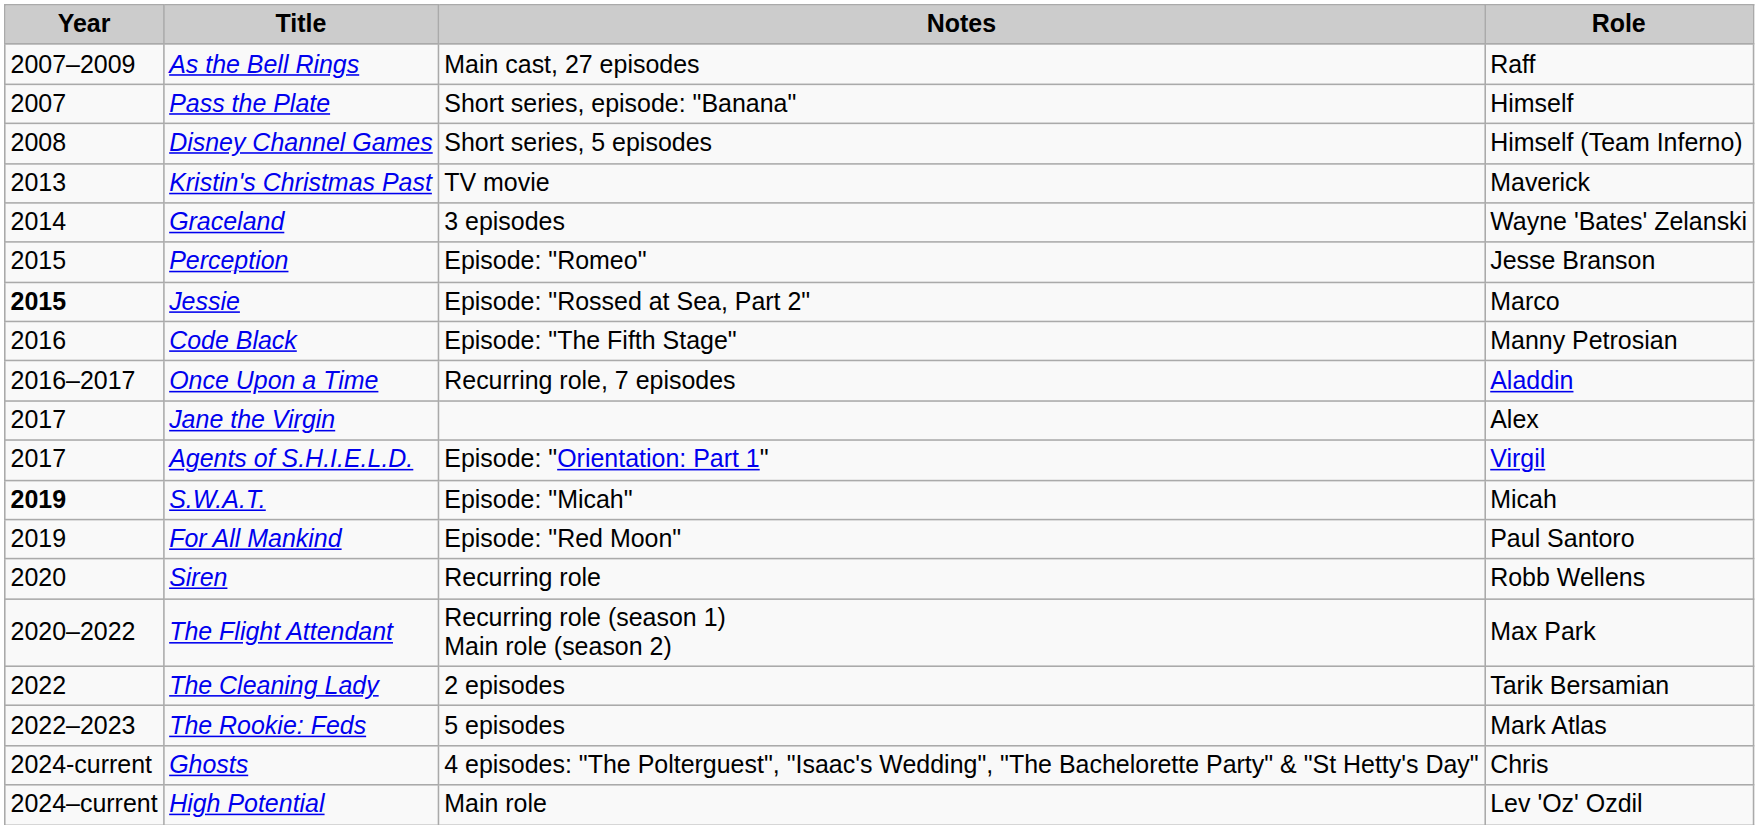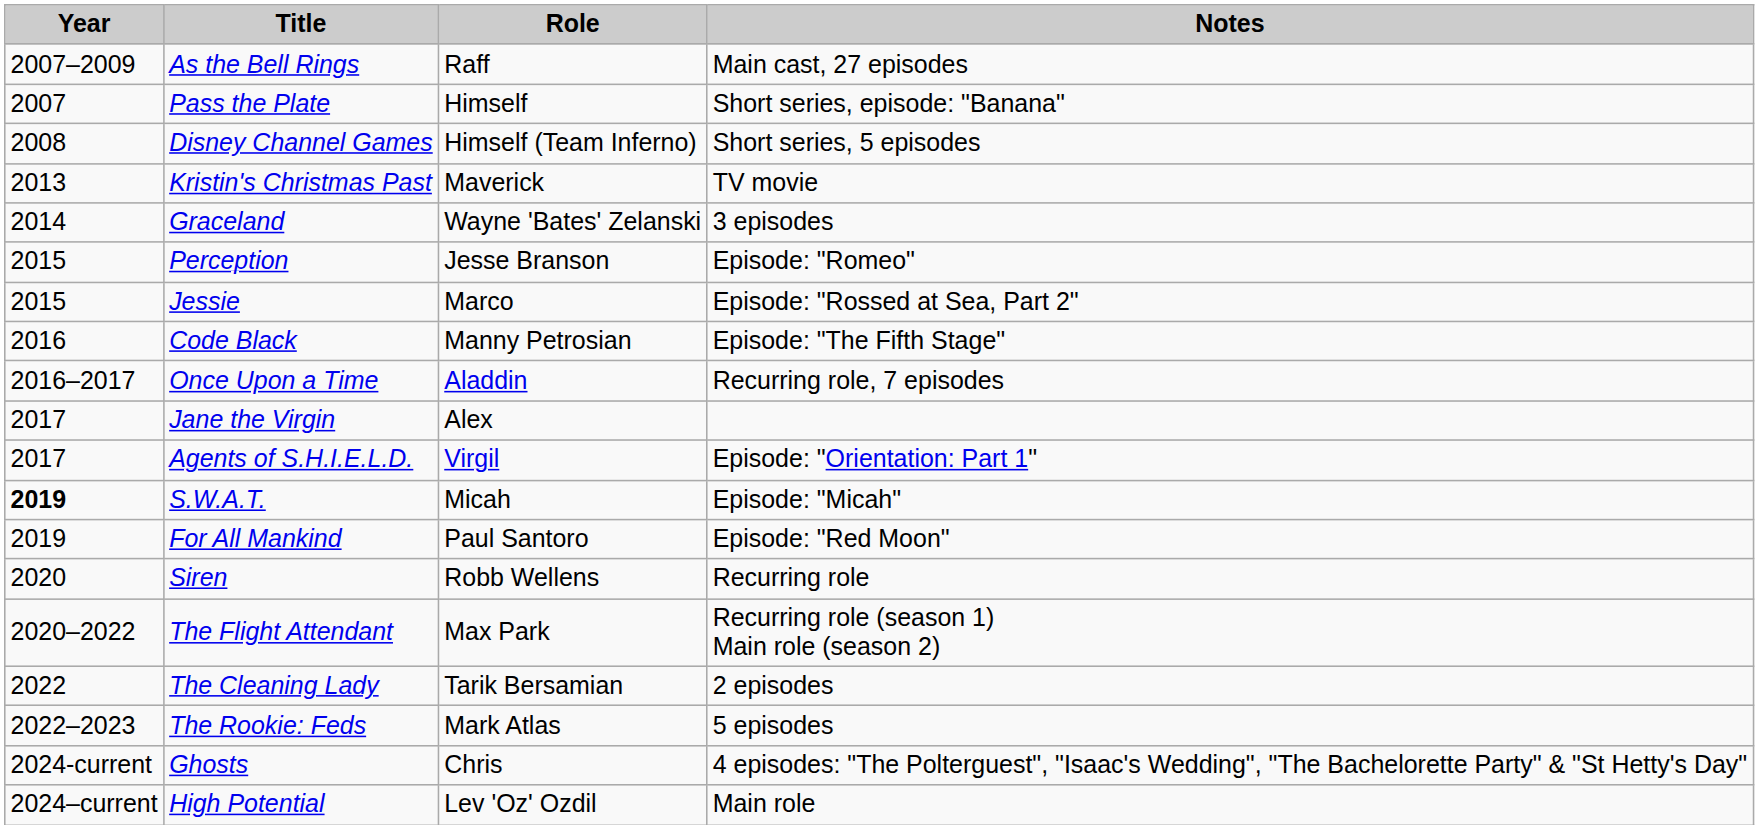columns swapped: (1619, 24) <-> (961, 24)
(38, 301) bold -> (38, 301) normal
